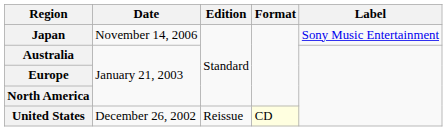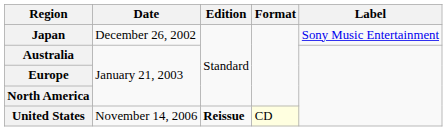(146, 34) November 14, 2006 -> (146, 34) December 26, 2002
(146, 116) December 26, 2002 -> (146, 116) November 14, 2006
(223, 116) normal -> (224, 116) bold
